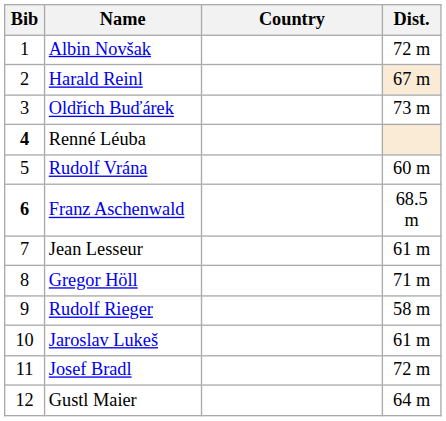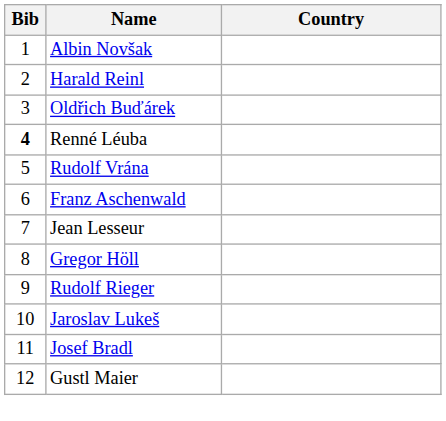- column: (412, 19)
(25, 209) bold -> (25, 198) normal
